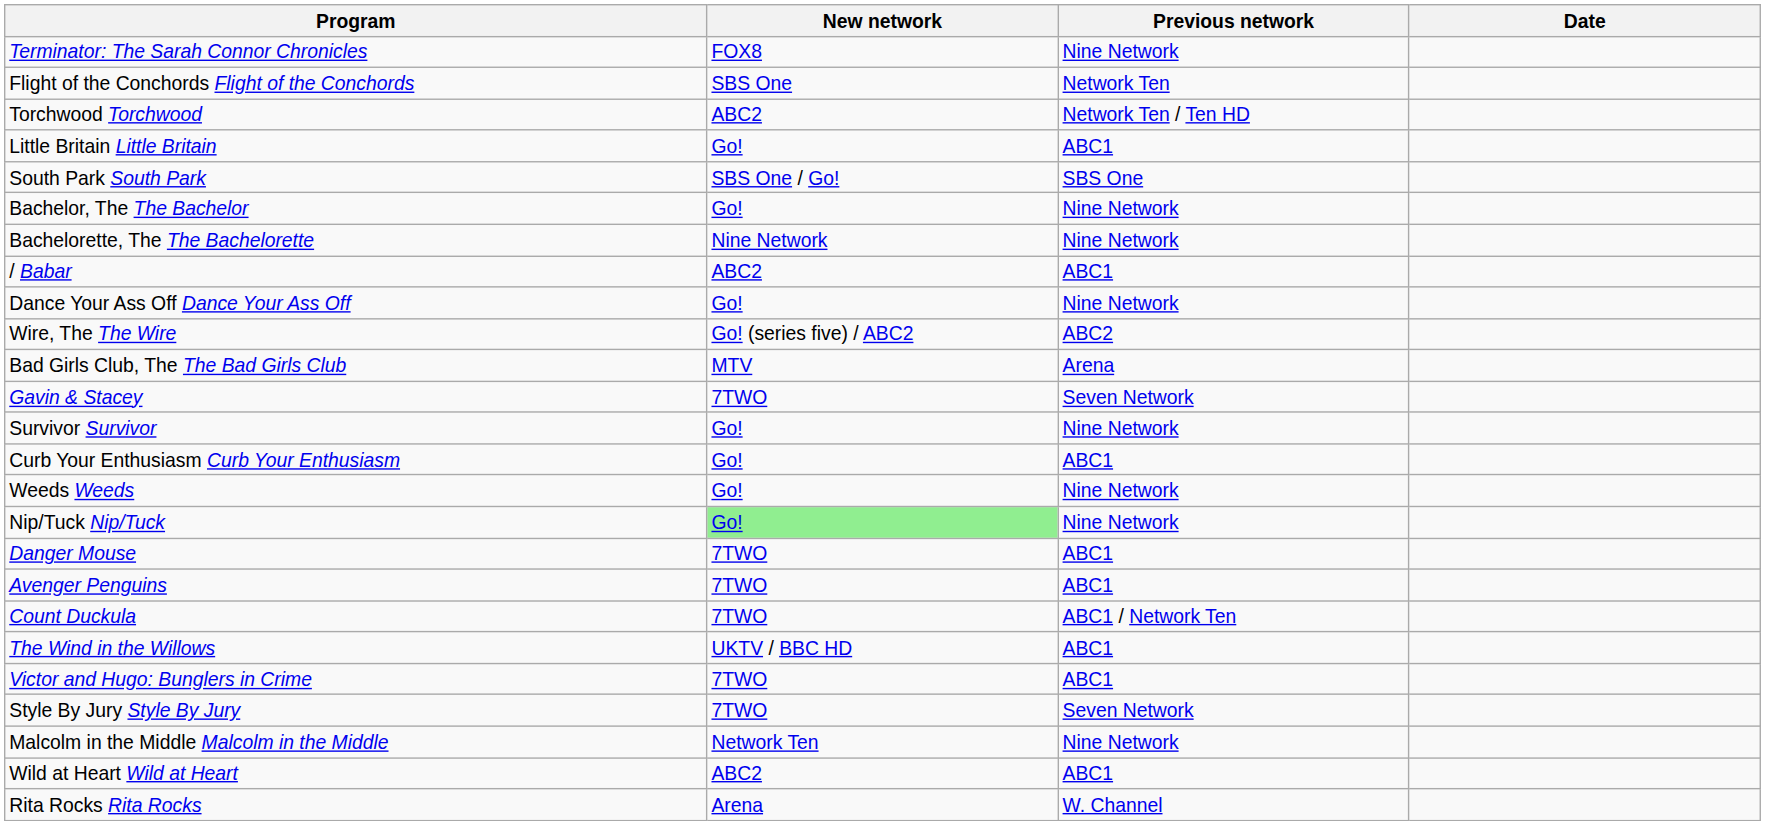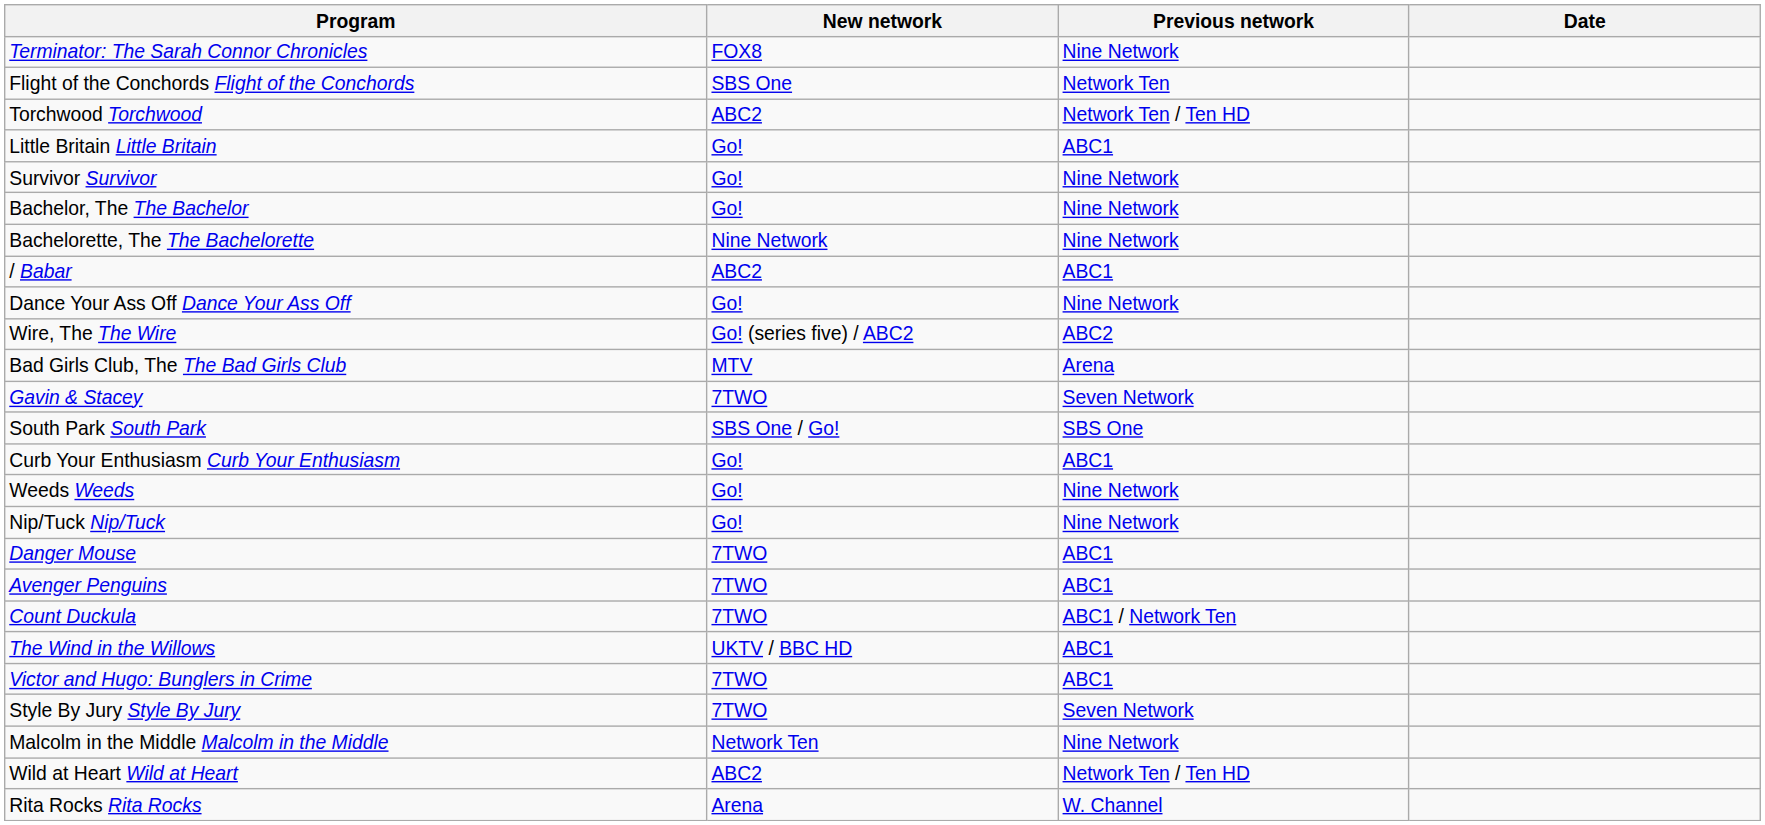rows swapped: (83, 428) <-> (108, 177)
(727, 522) lightgreen background -> (727, 522) no background
(1088, 773) ABC1 -> (1156, 773) Network Ten / Ten HD
